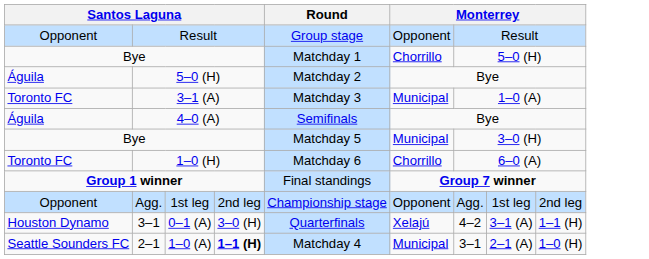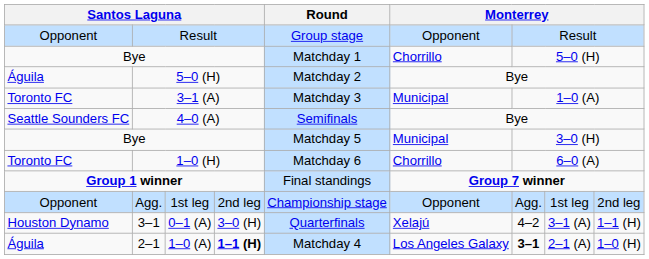(26, 118) Águila -> (68, 118) Seattle Sounders FC
(68, 243) Seattle Sounders FC -> (26, 243) Águila
(421, 243) Municipal -> (451, 243) Los Angeles Galaxy
(470, 243) normal -> (528, 243) bold
